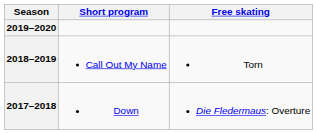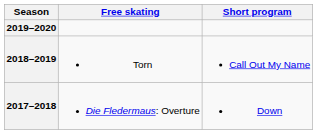columns swapped: (114, 12) <-> (241, 12)
